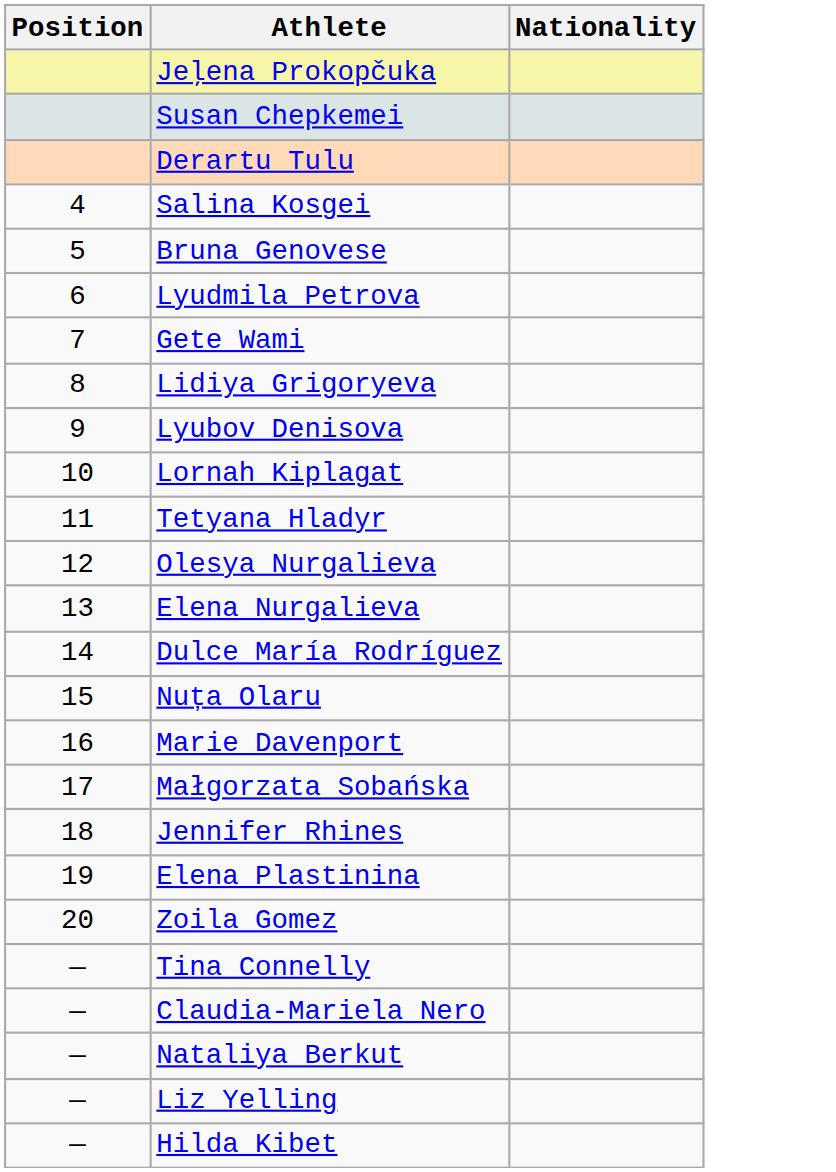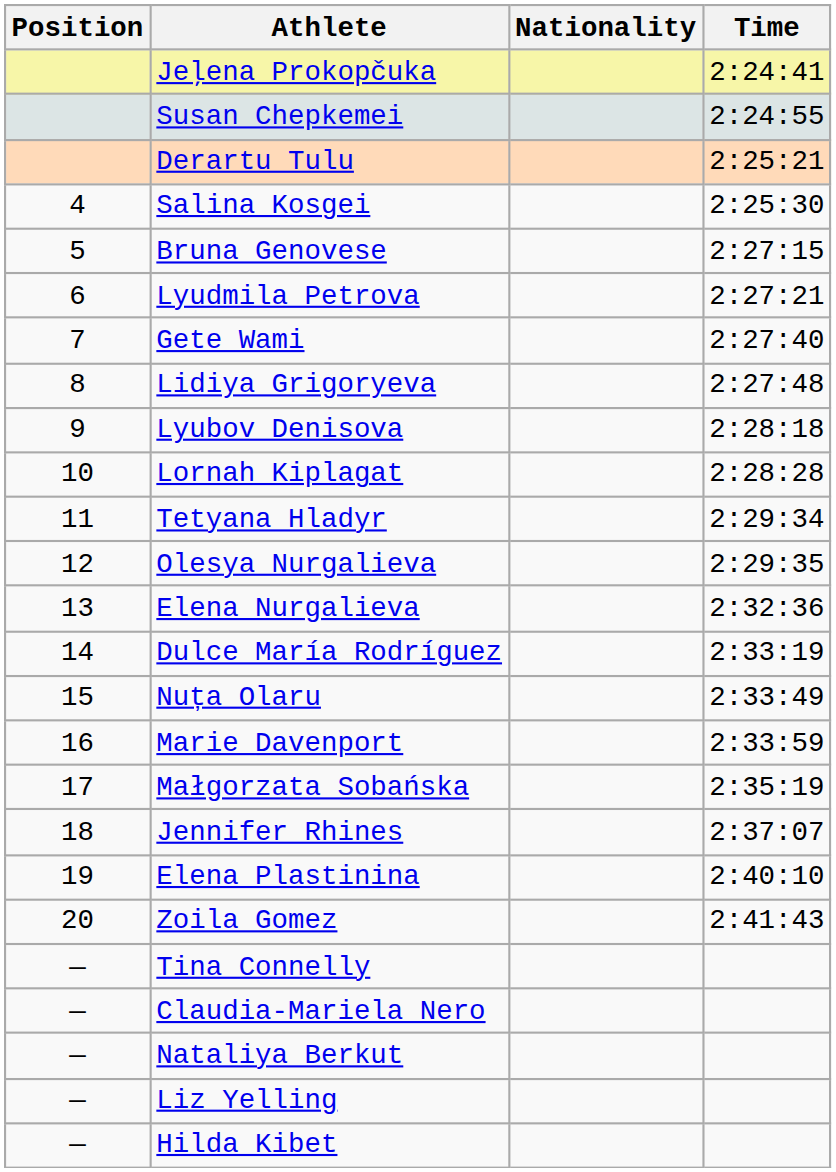+ column: (767, 27)
